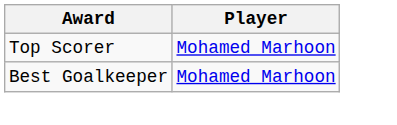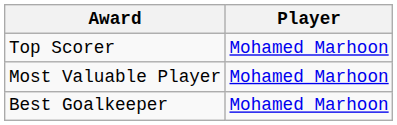+ row: (115, 77)
